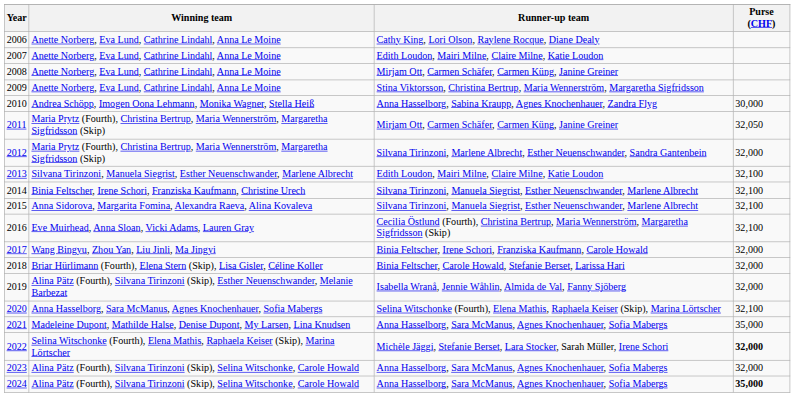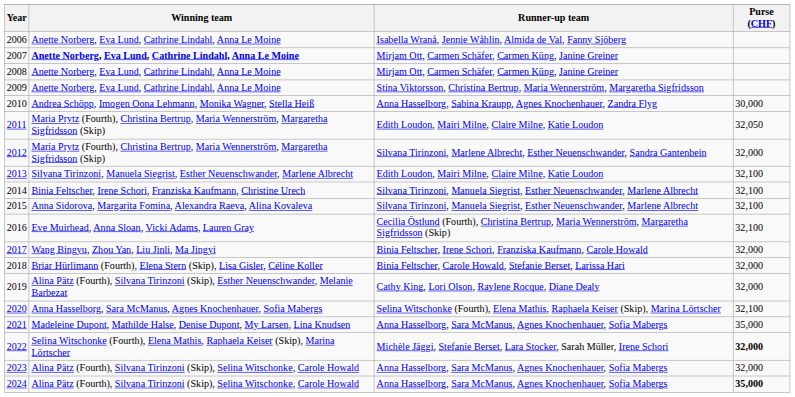(488, 39) Cathy King, Lori Olson, Raylene Rocque, Diane Dealy -> (501, 39) Isabella Wranå, Jennie Wåhlin, Almida de Val, Fanny Sjöberg
(156, 55) normal -> (165, 55) bold
(490, 55) Edith Loudon, Mairi Milne, Claire Milne, Katie Loudon -> (497, 55) Mirjam Ott, Carmen Schäfer, Carmen Küng, Janine Greiner
(497, 125) Mirjam Ott, Carmen Schäfer, Carmen Küng, Janine Greiner -> (490, 125) Edith Loudon, Mairi Milne, Claire Milne, Katie Loudon
(501, 287) Isabella Wranå, Jennie Wåhlin, Almida de Val, Fanny Sjöberg -> (488, 287) Cathy King, Lori Olson, Raylene Rocque, Diane Dealy
